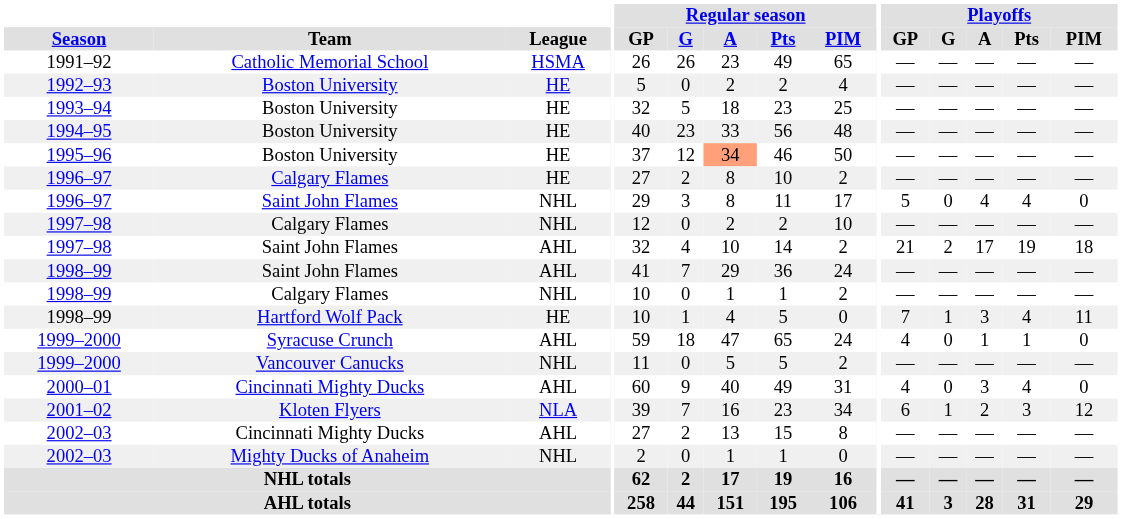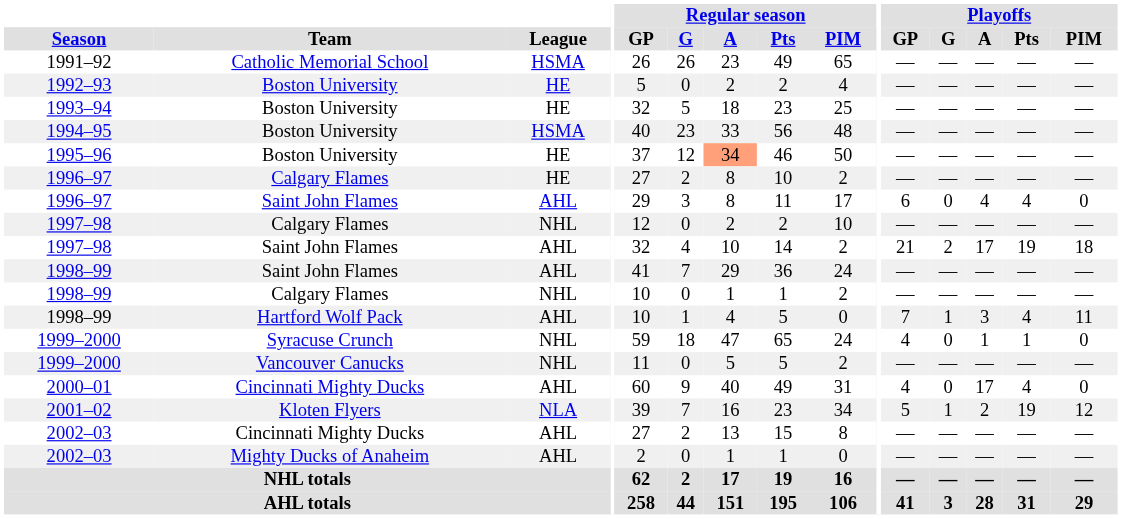(558, 131) HE -> (558, 131) HSMA
(558, 201) NHL -> (558, 201) AHL
(905, 201) 5 -> (905, 201) 6
(558, 317) HE -> (558, 317) AHL
(558, 340) AHL -> (558, 340) NHL
(985, 386) 3 -> (985, 386) 17
(905, 409) 6 -> (905, 409) 5
(1027, 409) 3 -> (1027, 409) 19
(558, 456) NHL -> (558, 456) AHL
